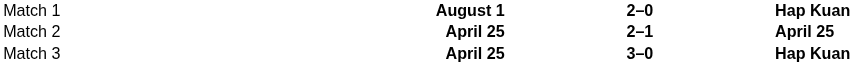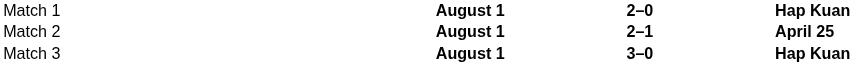(475, 32) April 25 -> (470, 32) August 1
(475, 53) April 25 -> (470, 53) August 1
